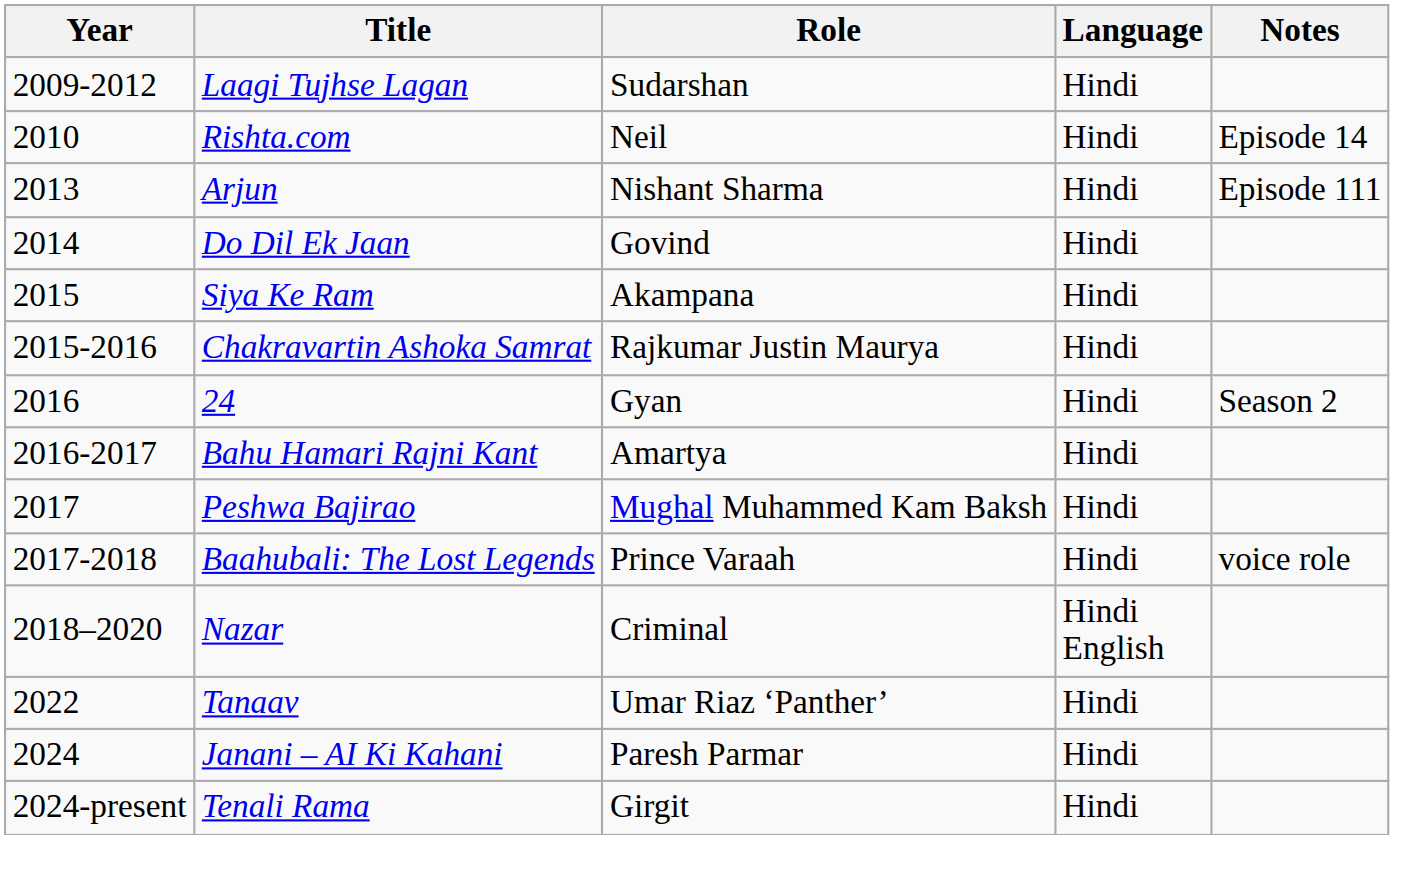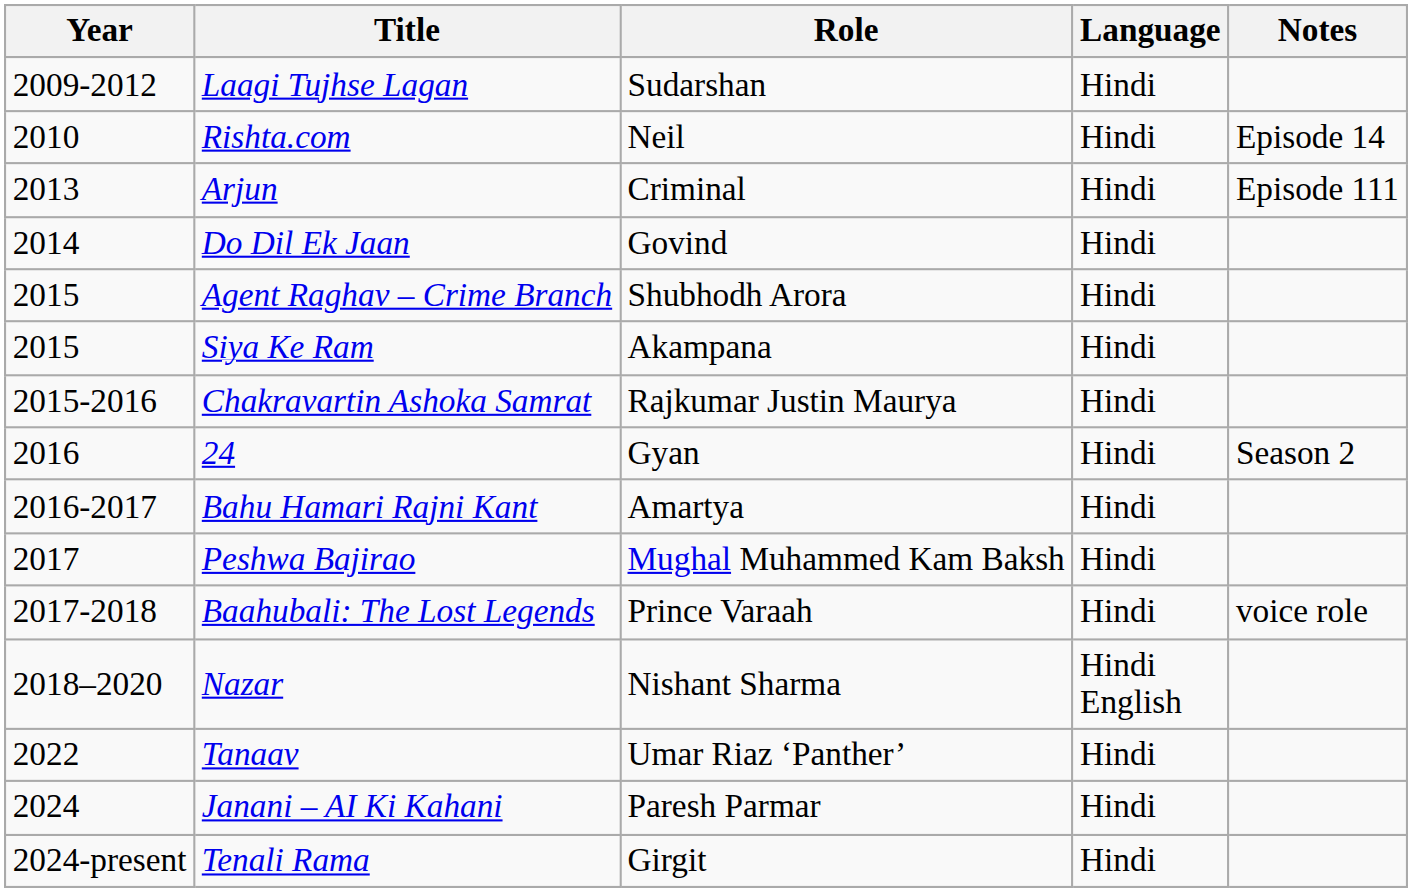(717, 189) Nishant Sharma -> (687, 189) Criminal
+ row: (407, 294)
(669, 630) Criminal -> (734, 682) Nishant Sharma
